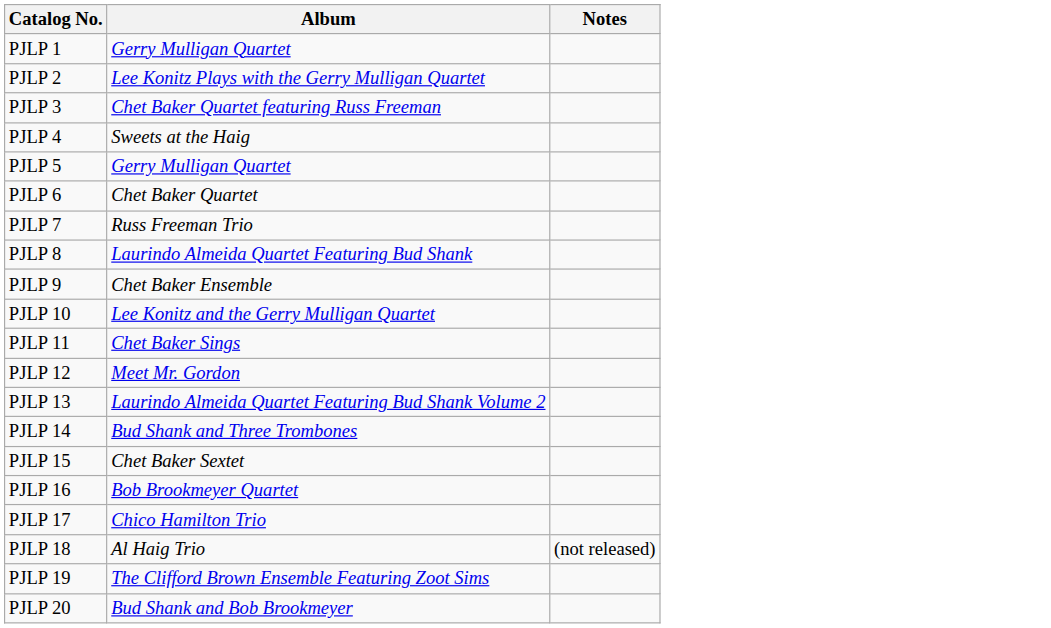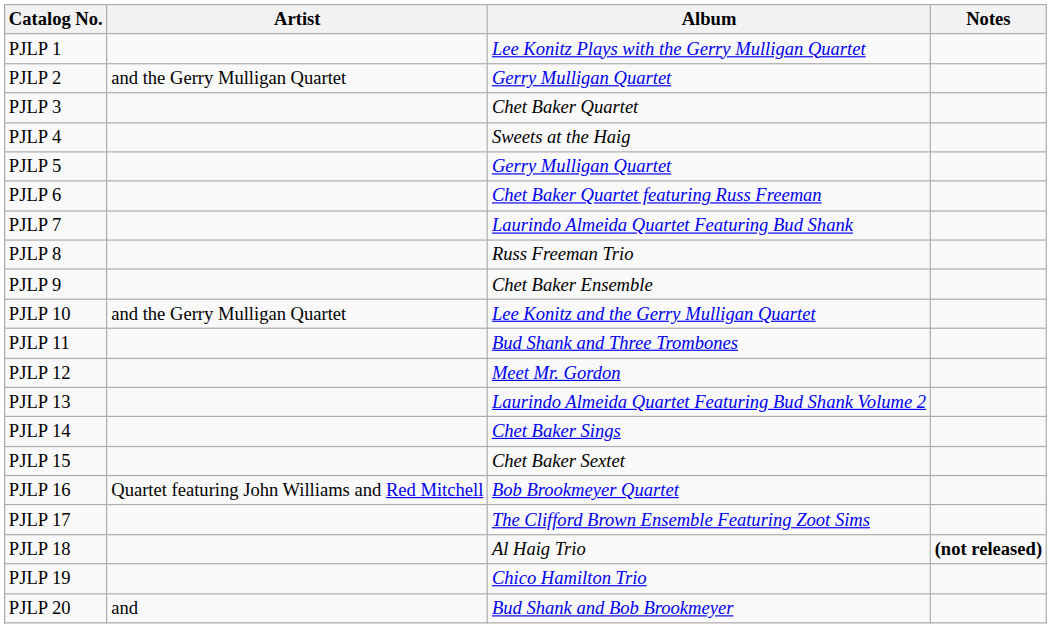+ column: (297, 19)
(201, 48) Gerry Mulligan Quartet -> (679, 48) Lee Konitz Plays with the Gerry Mulligan Quartet
(298, 78) Lee Konitz Plays with the Gerry Mulligan Quartet -> (582, 78) Gerry Mulligan Quartet
(276, 107) Chet Baker Quartet featuring Russ Freeman -> (565, 107) Chet Baker Quartet
(184, 195) Chet Baker Quartet -> (657, 195) Chet Baker Quartet featuring Russ Freeman
(182, 225) Russ Freeman Trio -> (672, 225) Laurindo Almeida Quartet Featuring Bud Shank
(292, 254) Laurindo Almeida Quartet Featuring Bud Shank -> (563, 254) Russ Freeman Trio
(176, 343) Chet Baker Sings -> (615, 343) Bud Shank and Three Trombones
(234, 431) Bud Shank and Three Trombones -> (556, 431) Chet Baker Sings
(189, 519) Chico Hamilton Trio -> (681, 519) The Clifford Brown Ensemble Featuring Zoot Sims
(605, 549) normal -> (988, 549) bold
(300, 578) The Clifford Brown Ensemble Featuring Zoot Sims -> (569, 578) Chico Hamilton Trio
